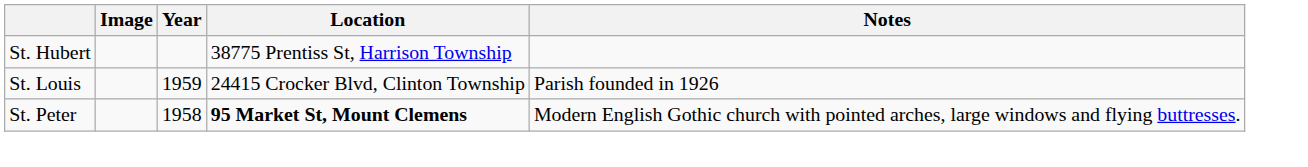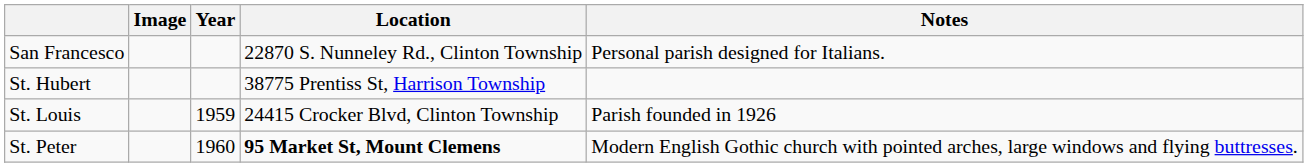+ row: (67, 51)
(182, 114) 1958 -> (215, 146) 1960
